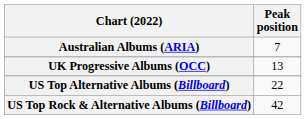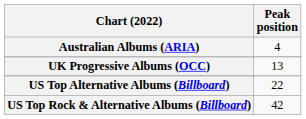(277, 47) 7 -> (277, 47) 4
